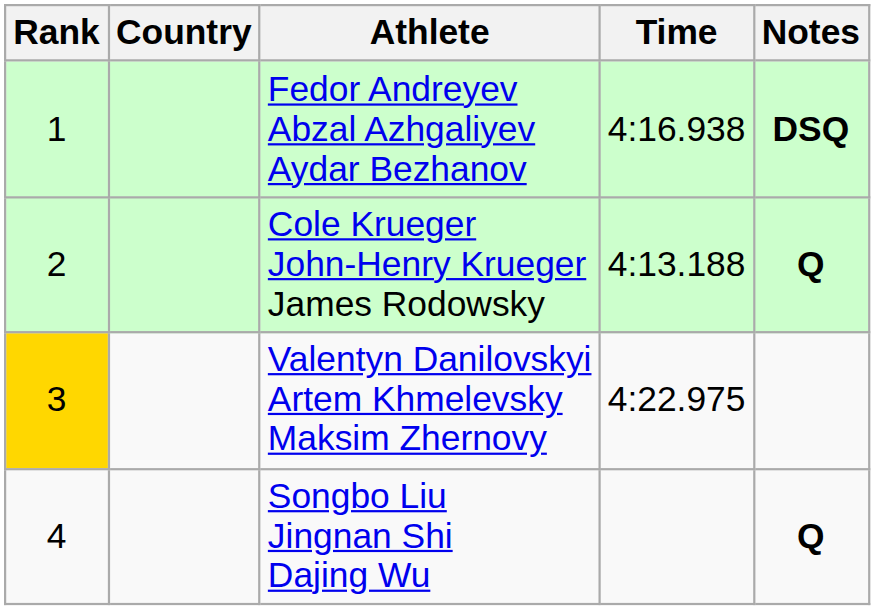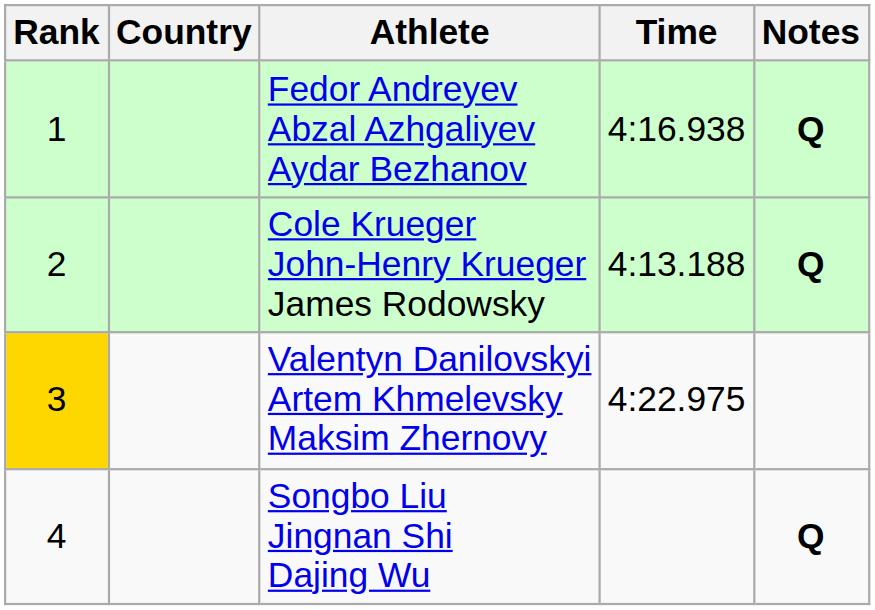(811, 128) DSQ -> (811, 128) Q
